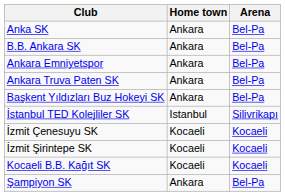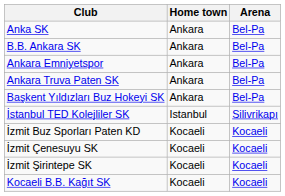+ row: (74, 132)
- row: (39, 183)
